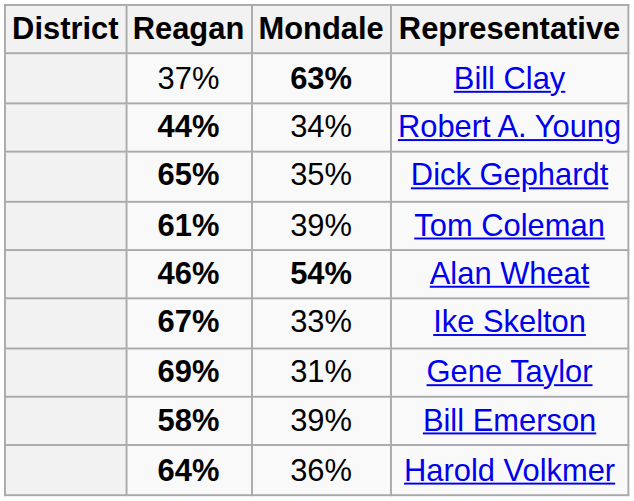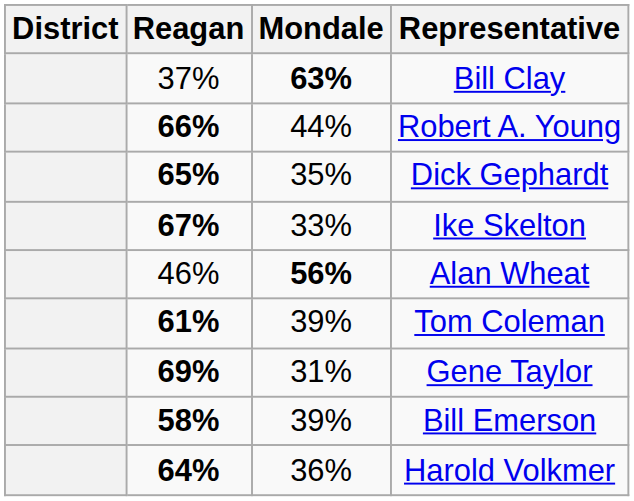(188, 126) 44% -> (188, 126) 66%
(321, 126) 34% -> (321, 126) 44%
rows swapped: (510, 322) <-> (510, 224)
(188, 273) bold -> (188, 273) normal
(321, 273) 54% -> (321, 273) 56%
